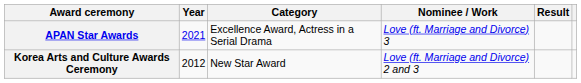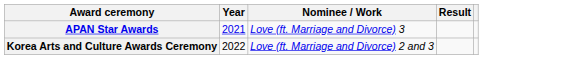- column: (294, 12)
(194, 64) 2012 -> (234, 46) 2022
